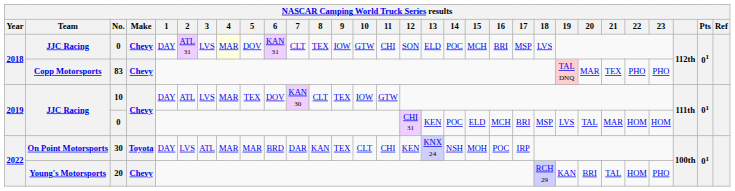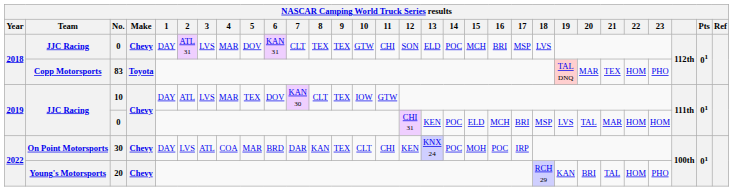(229, 46) lightyellow background -> (229, 46) no background
(342, 46) IOW -> (342, 46) TEX
(141, 72) Chevy -> (141, 72) Toyota
(637, 72) PHO -> (636, 72) HOM
(141, 148) Toyota -> (141, 148) Chevy
(229, 148) MAR -> (229, 148) COA
(455, 148) NSH -> (454, 148) POC
